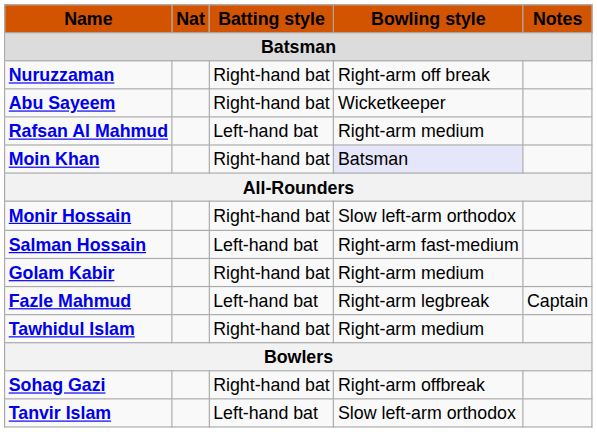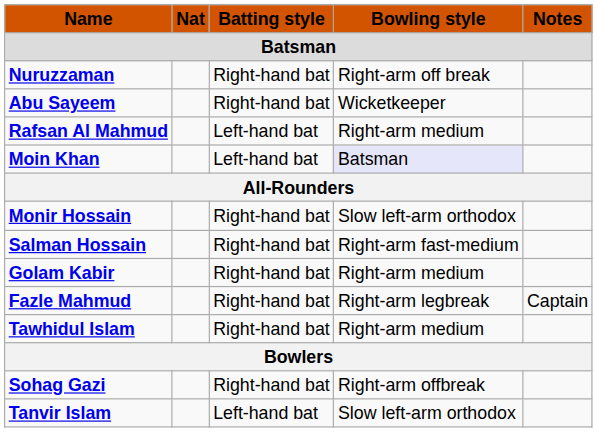(271, 160) Right-hand bat -> (266, 160) Left-hand bat
(266, 244) Left-hand bat -> (271, 244) Right-hand bat
(266, 300) Left-hand bat -> (271, 300) Right-hand bat
